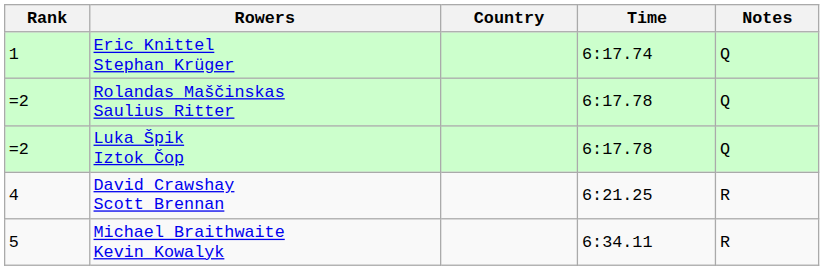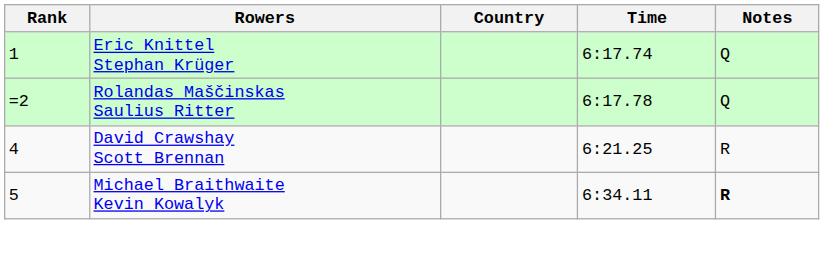- row: (139, 149)
(725, 242) normal -> (725, 195) bold
